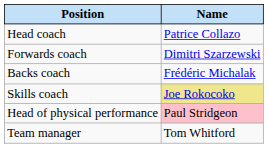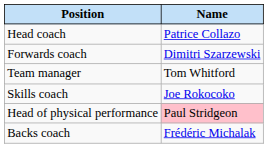rows swapped: (39, 73) <-> (44, 133)
(199, 93) khaki background -> (199, 93) no background
